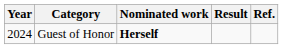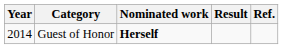(20, 33) 2024 -> (20, 33) 2014
